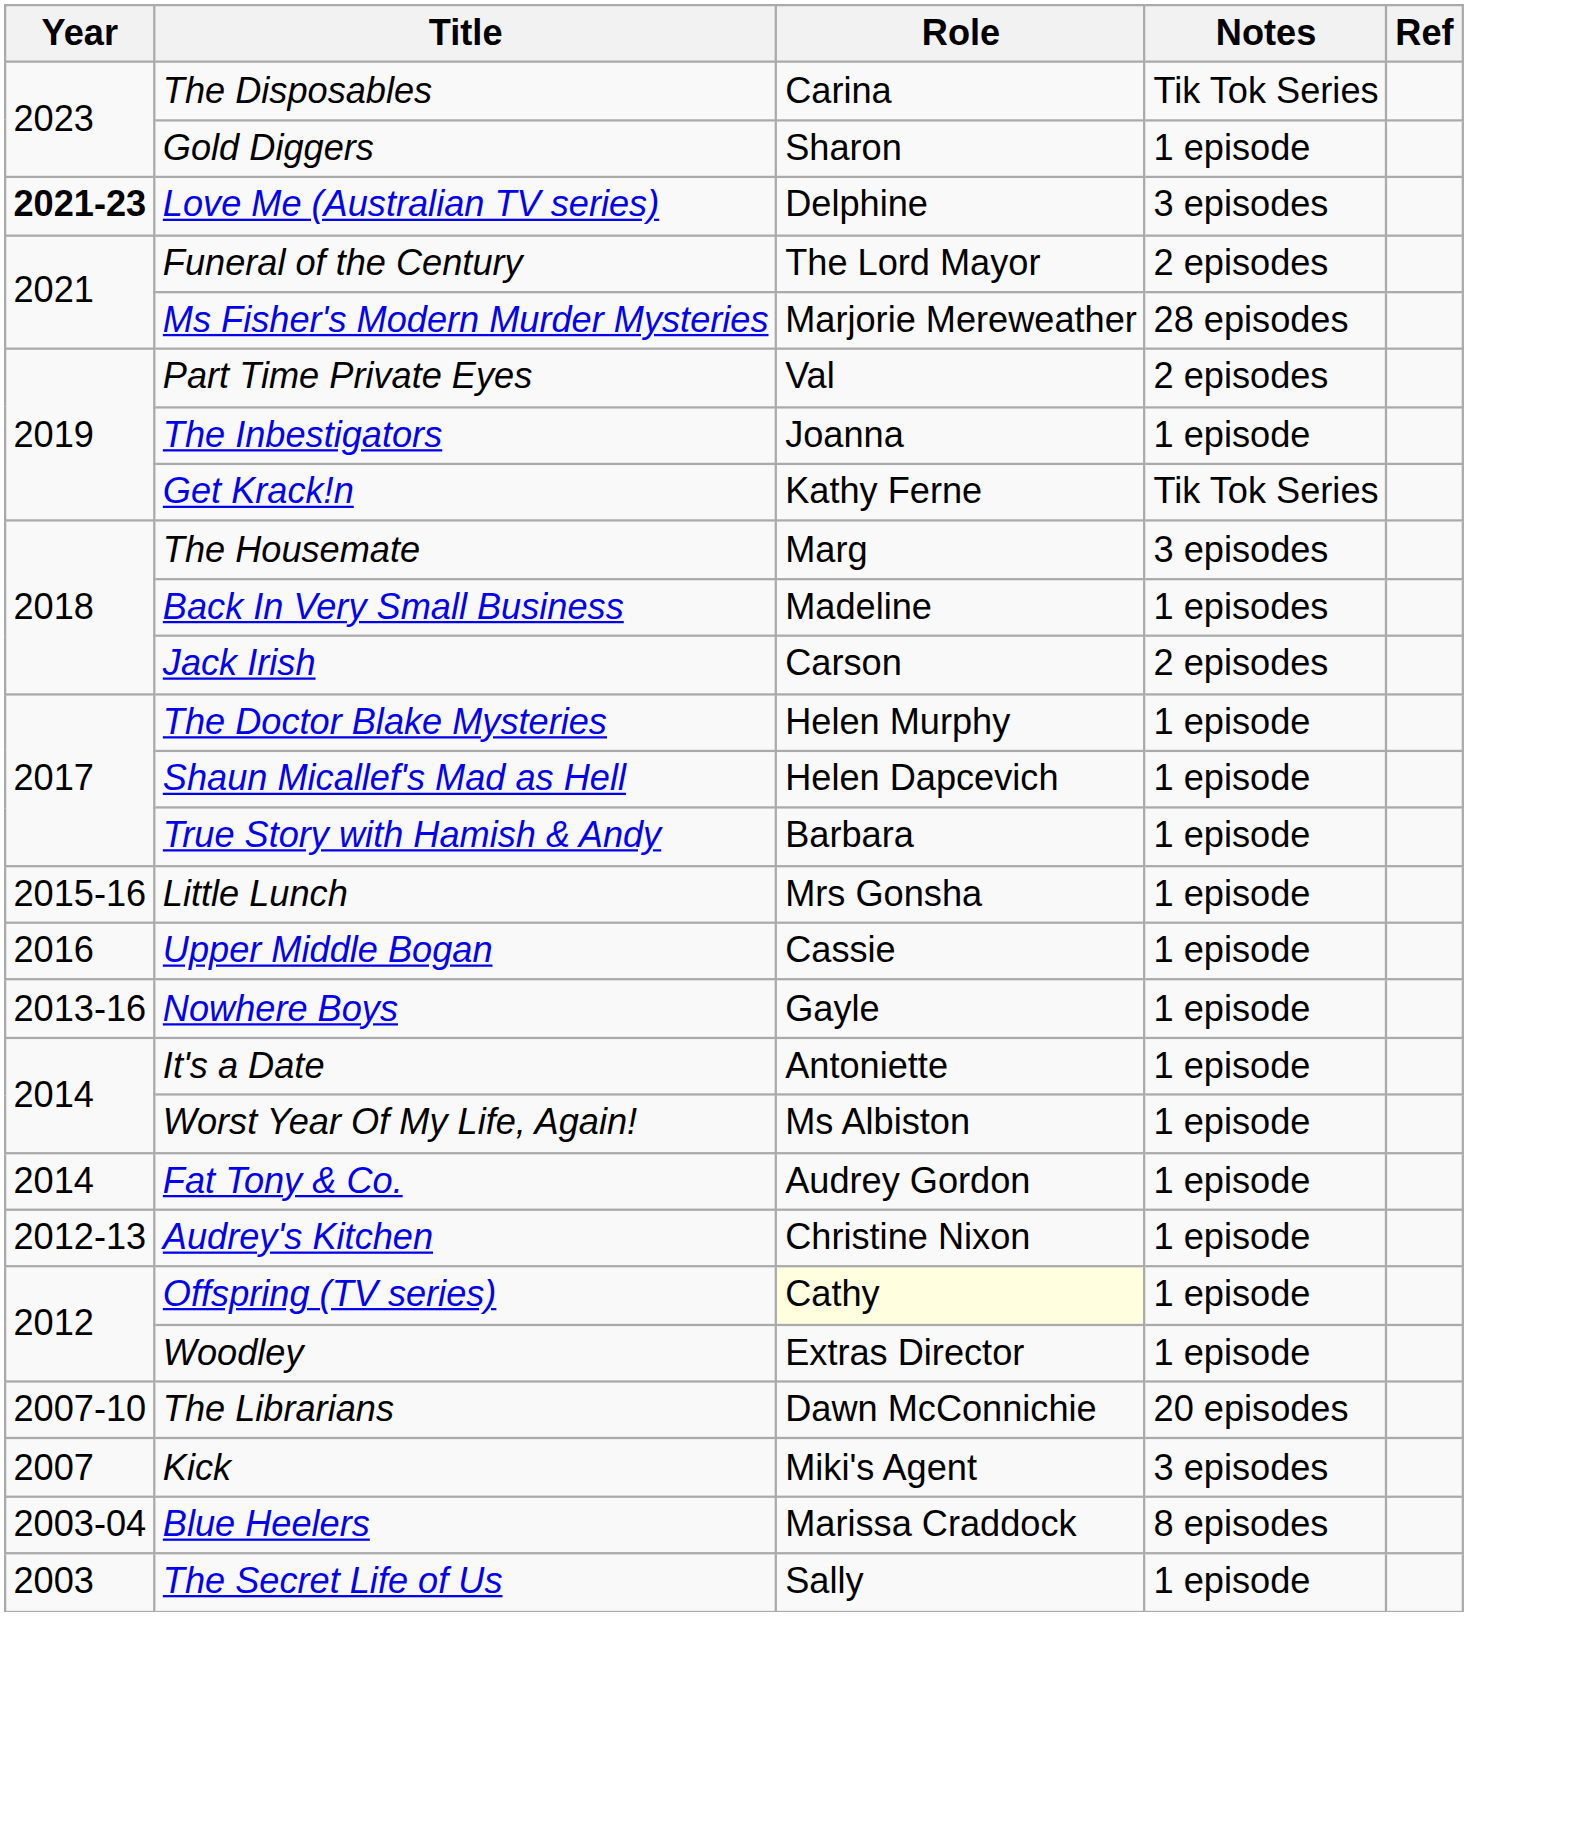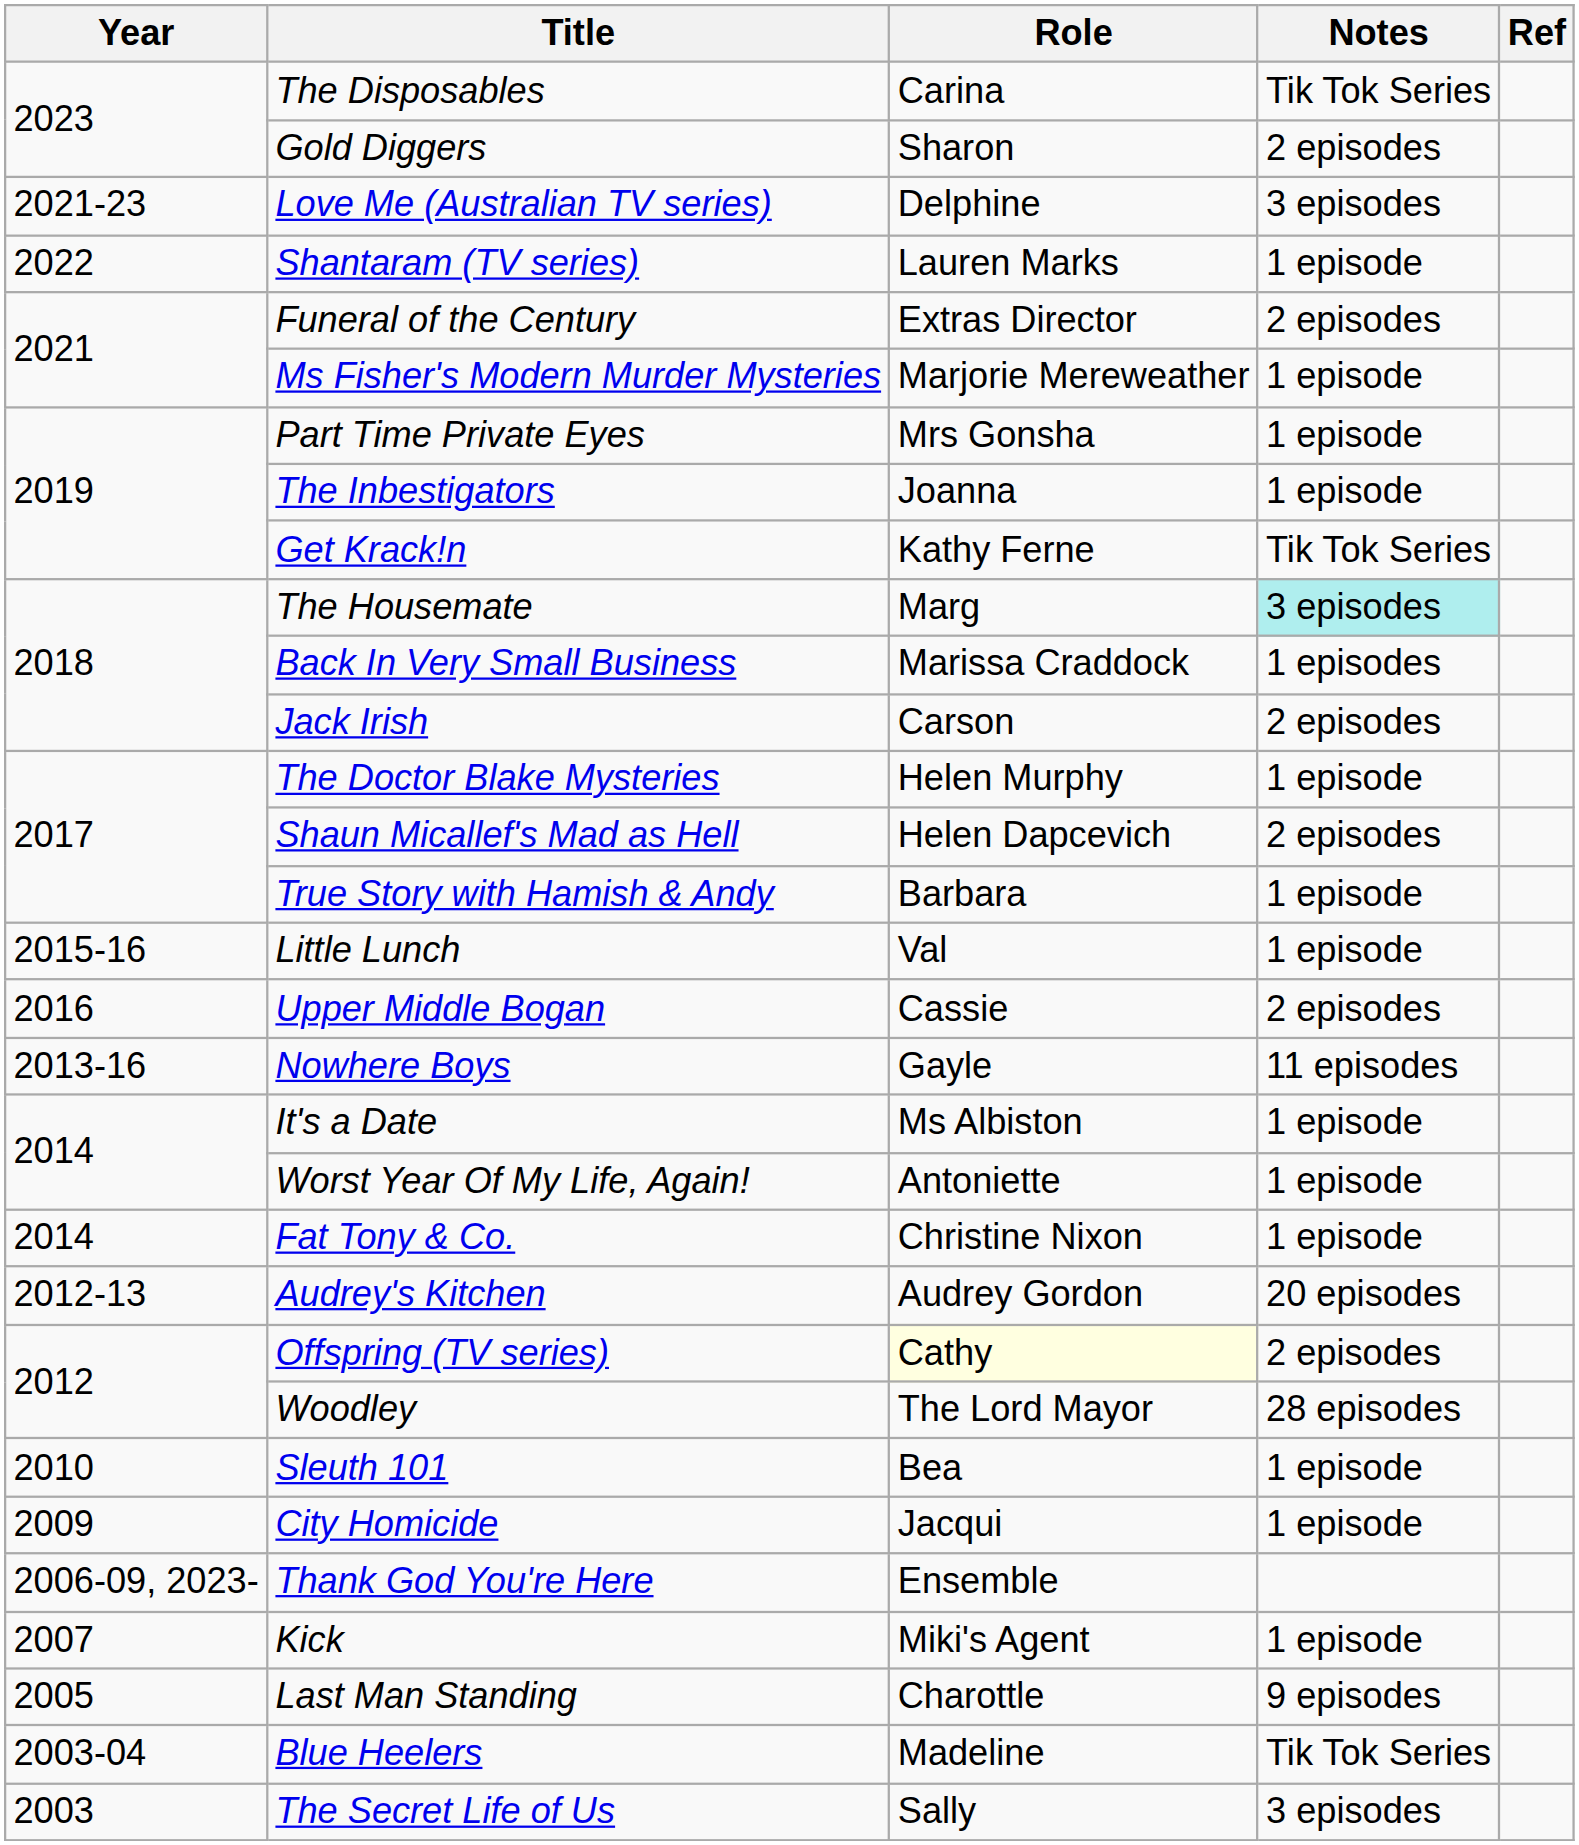(1232, 147) 1 episode -> (1354, 147) 2 episodes
(80, 205) bold -> (80, 205) normal
+ row: (457, 262)
(913, 262) The Lord Mayor -> (1017, 319) Extras Director
(1251, 319) 28 episodes -> (1345, 377) 1 episode
(810, 377) Val -> (996, 434) Mrs Gonsha
(1241, 377) 2 episodes -> (1345, 434) 1 episode
(1241, 549) no background -> (1354, 606) paleturquoise background
(859, 606) Madeline -> (1043, 663) Marissa Craddock
(1232, 778) 1 episode -> (1354, 836) 2 episodes
(884, 893) Mrs Gonsha -> (923, 950) Val
(1232, 950) 1 episode -> (1354, 1008) 2 episodes
(1232, 1008) 1 episode -> (1362, 1065) 11 episodes
(867, 1065) Antoniette -> (990, 1122) Ms Albiston
(878, 1122) Ms Albiston -> (979, 1180) Antoniette
(908, 1180) Audrey Gordon -> (1020, 1237) Christine Nixon
(908, 1237) Christine Nixon -> (1020, 1294) Audrey Gordon
(1232, 1237) 1 episode -> (1364, 1294) 20 episodes
(1232, 1294) 1 episode -> (1354, 1352) 2 episodes
(905, 1352) Extras Director -> (1025, 1409) The Lord Mayor
(1232, 1352) 1 episode -> (1364, 1409) 28 episodes
- row: (278, 1409)
+ row: (362, 1466)
+ row: (387, 1524)
+ row: (464, 1581)
(1241, 1466) 3 episodes -> (1345, 1638) 1 episode
+ row: (426, 1696)
(931, 1524) Marissa Craddock -> (971, 1753) Madeline
(1241, 1524) 8 episodes -> (1379, 1753) Tik Tok Series
(1232, 1581) 1 episode -> (1354, 1810) 3 episodes
